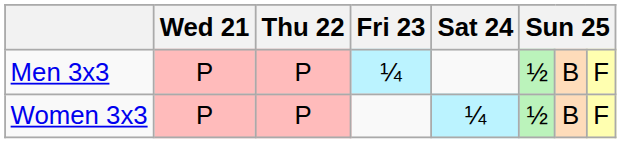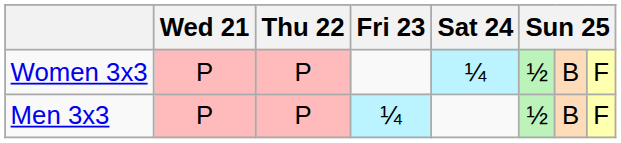rows swapped: (60, 71) <-> (79, 116)
